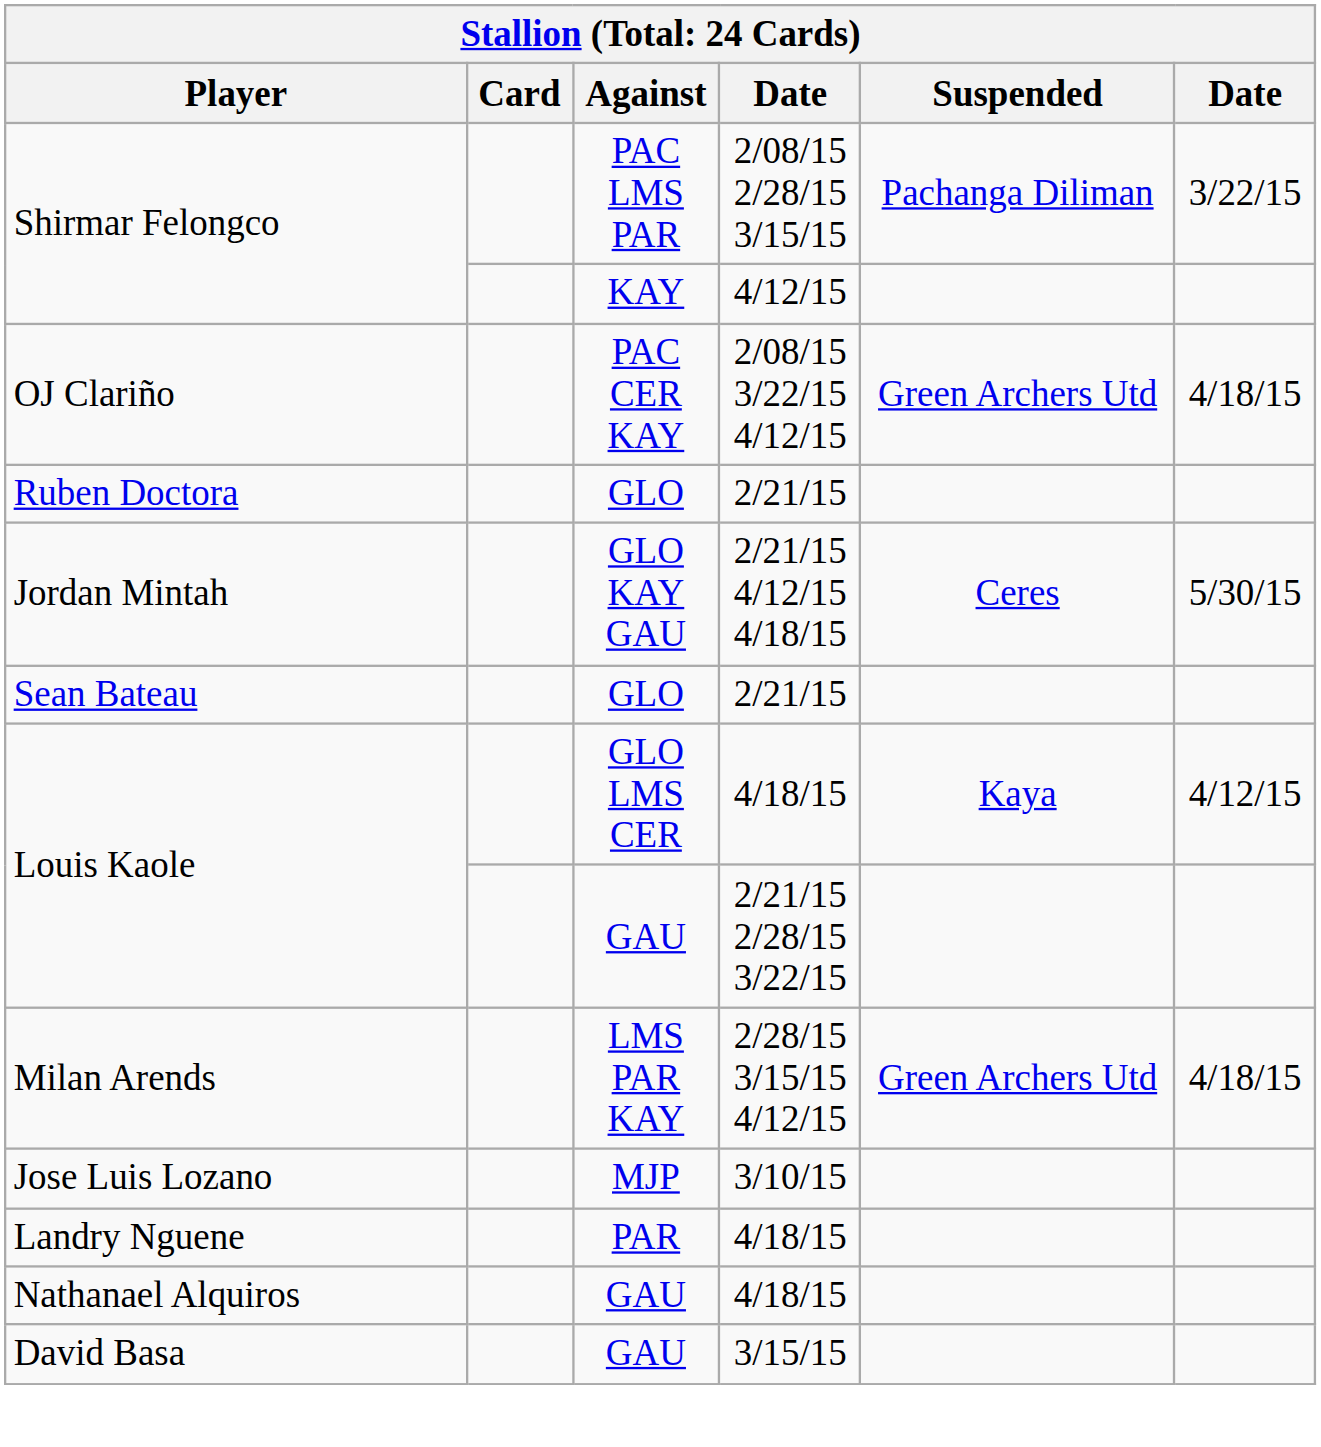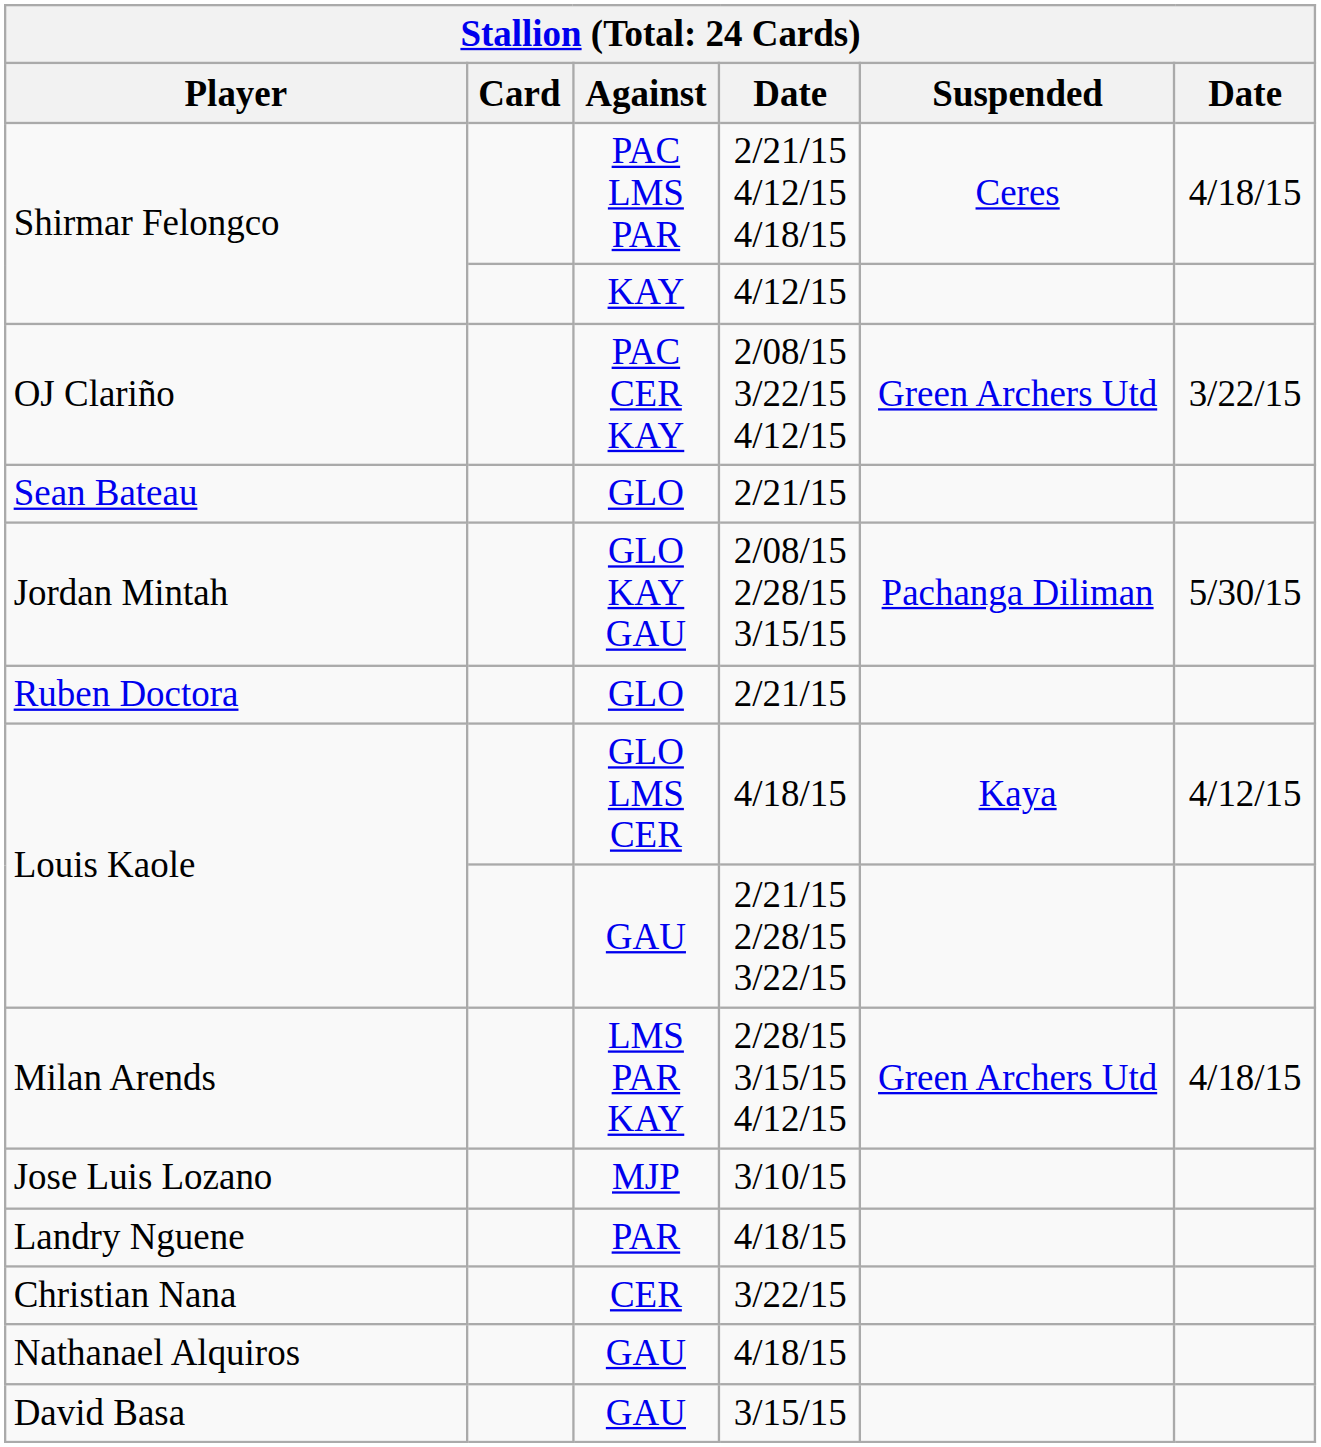(790, 192) 2/08/15 2/28/15 3/15/15 -> (790, 192) 2/21/15 4/12/15 4/18/15
(1018, 192) Pachanga Diliman -> (1018, 192) Ceres
(1245, 192) 3/22/15 -> (1245, 192) 4/18/15
(1245, 393) 4/18/15 -> (1245, 393) 3/22/15
rows swapped: (126, 493) <-> (106, 693)
(790, 593) 2/21/15 4/12/15 4/18/15 -> (790, 593) 2/08/15 2/28/15 3/15/15
(1018, 593) Ceres -> (1018, 593) Pachanga Diliman
+ row: (125, 1294)
